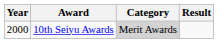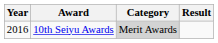(18, 30) 2000 -> (18, 30) 2016
